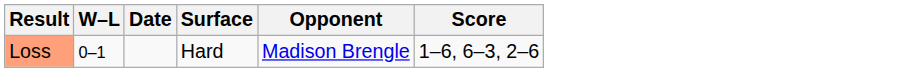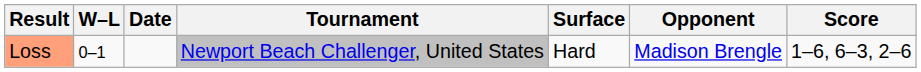+ column: (362, 20)
